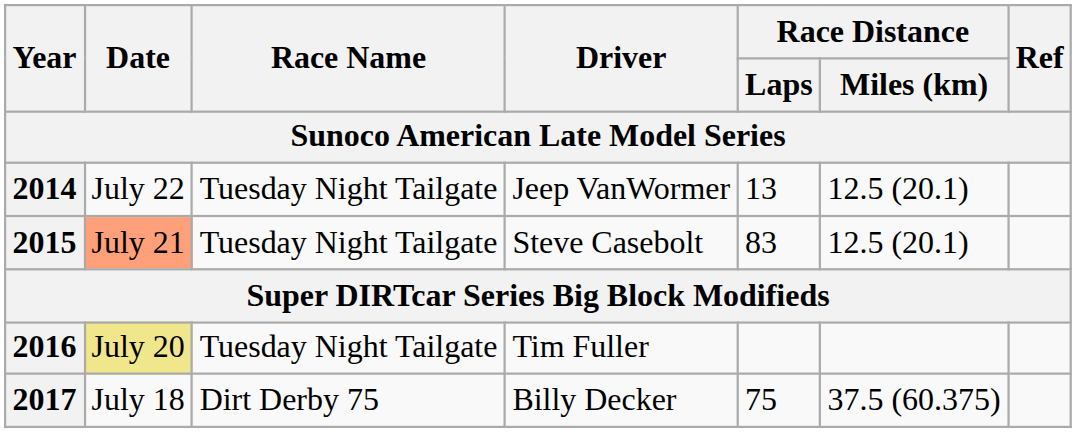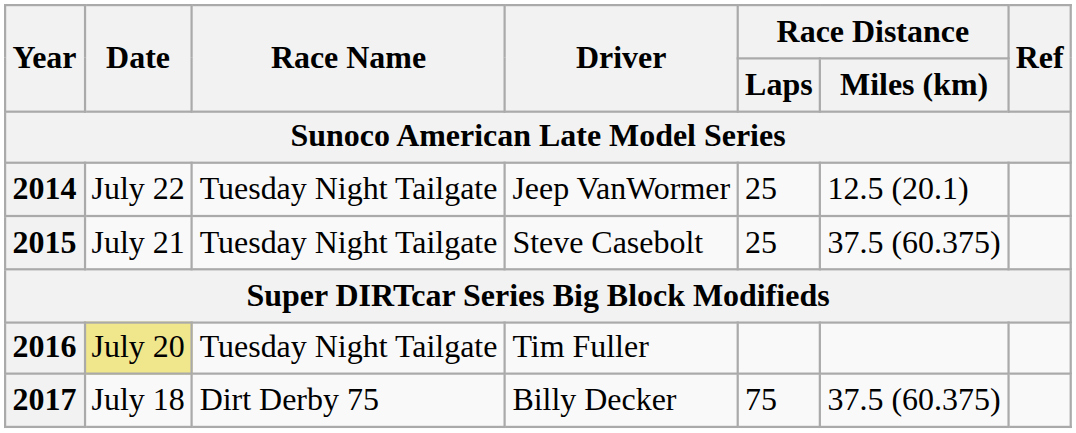(761, 189) 13 -> (761, 189) 25
(138, 242) lightsalmon background -> (138, 242) no background
(761, 242) 83 -> (761, 242) 25
(898, 242) 12.5 (20.1) -> (914, 242) 37.5 (60.375)
